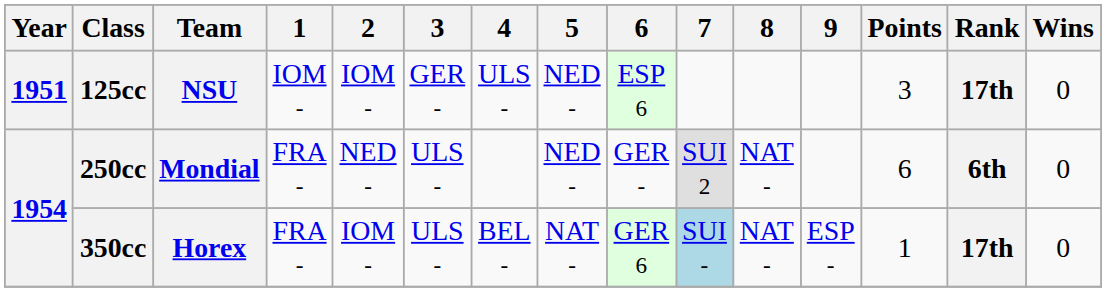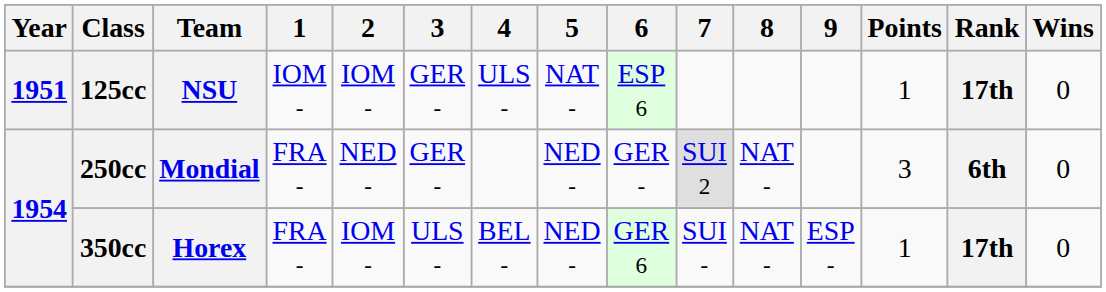(572, 89) NED - -> (572, 89) NAT -
(905, 89) 3 -> (905, 89) 1
(437, 168) ULS - -> (437, 168) GER -
(905, 168) 6 -> (905, 168) 3
(572, 247) NAT - -> (572, 247) NED -
(704, 247) lightblue background -> (704, 247) no background
